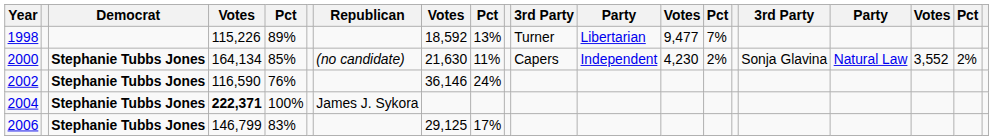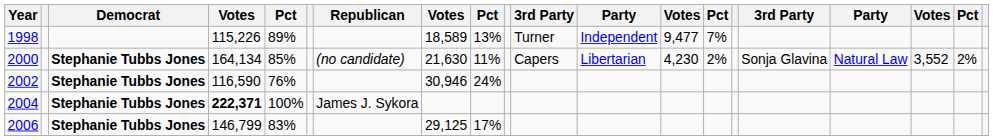(446, 37) 18,592 -> (446, 37) 18,589
(613, 37) Libertarian -> (619, 37) Independent
(619, 59) Independent -> (613, 59) Libertarian
(446, 81) 36,146 -> (446, 81) 30,946
